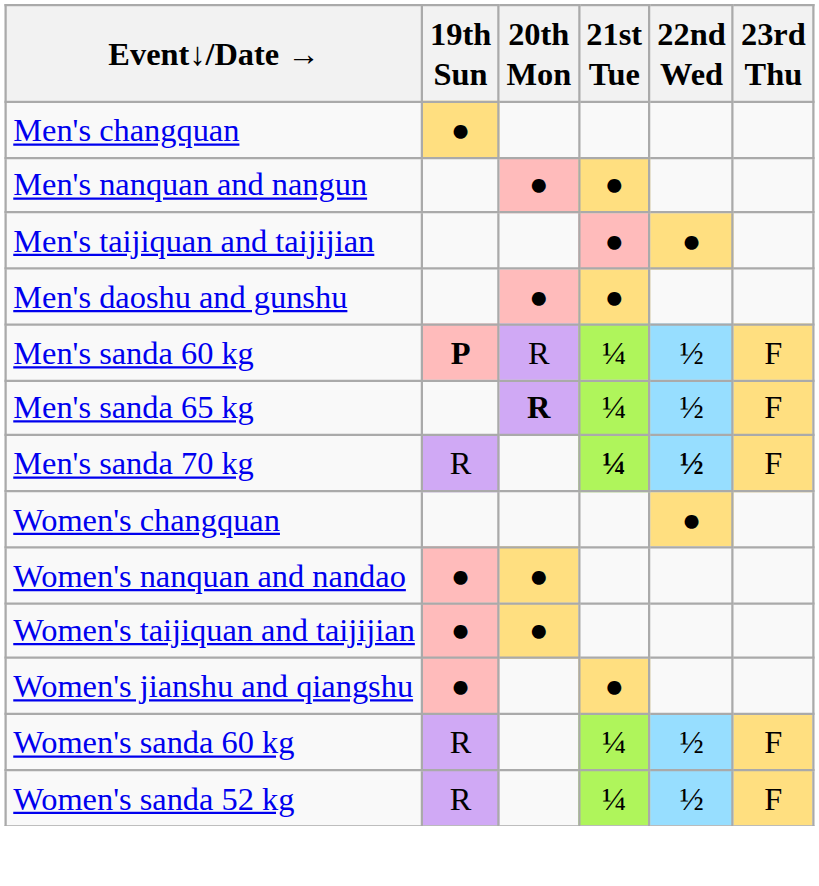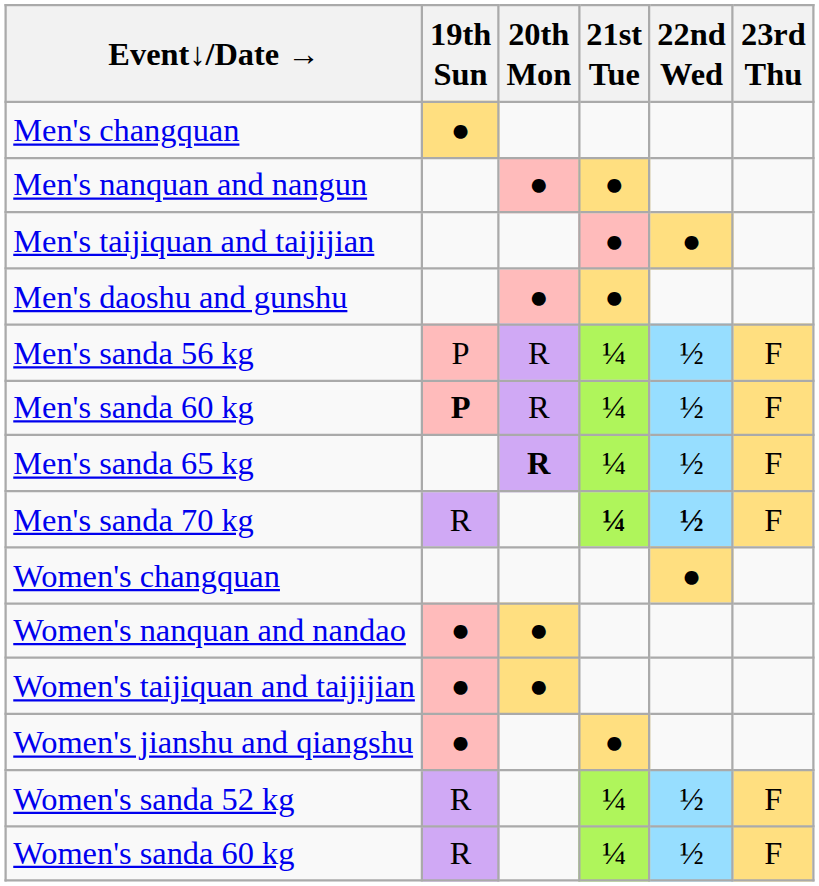+ row: (134, 352)
rows swapped: (154, 797) <-> (154, 742)
